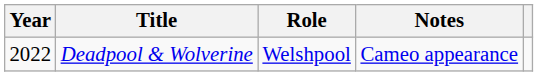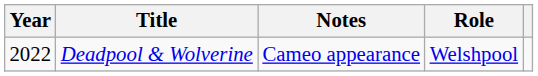columns swapped: (307, 20) <-> (439, 20)
